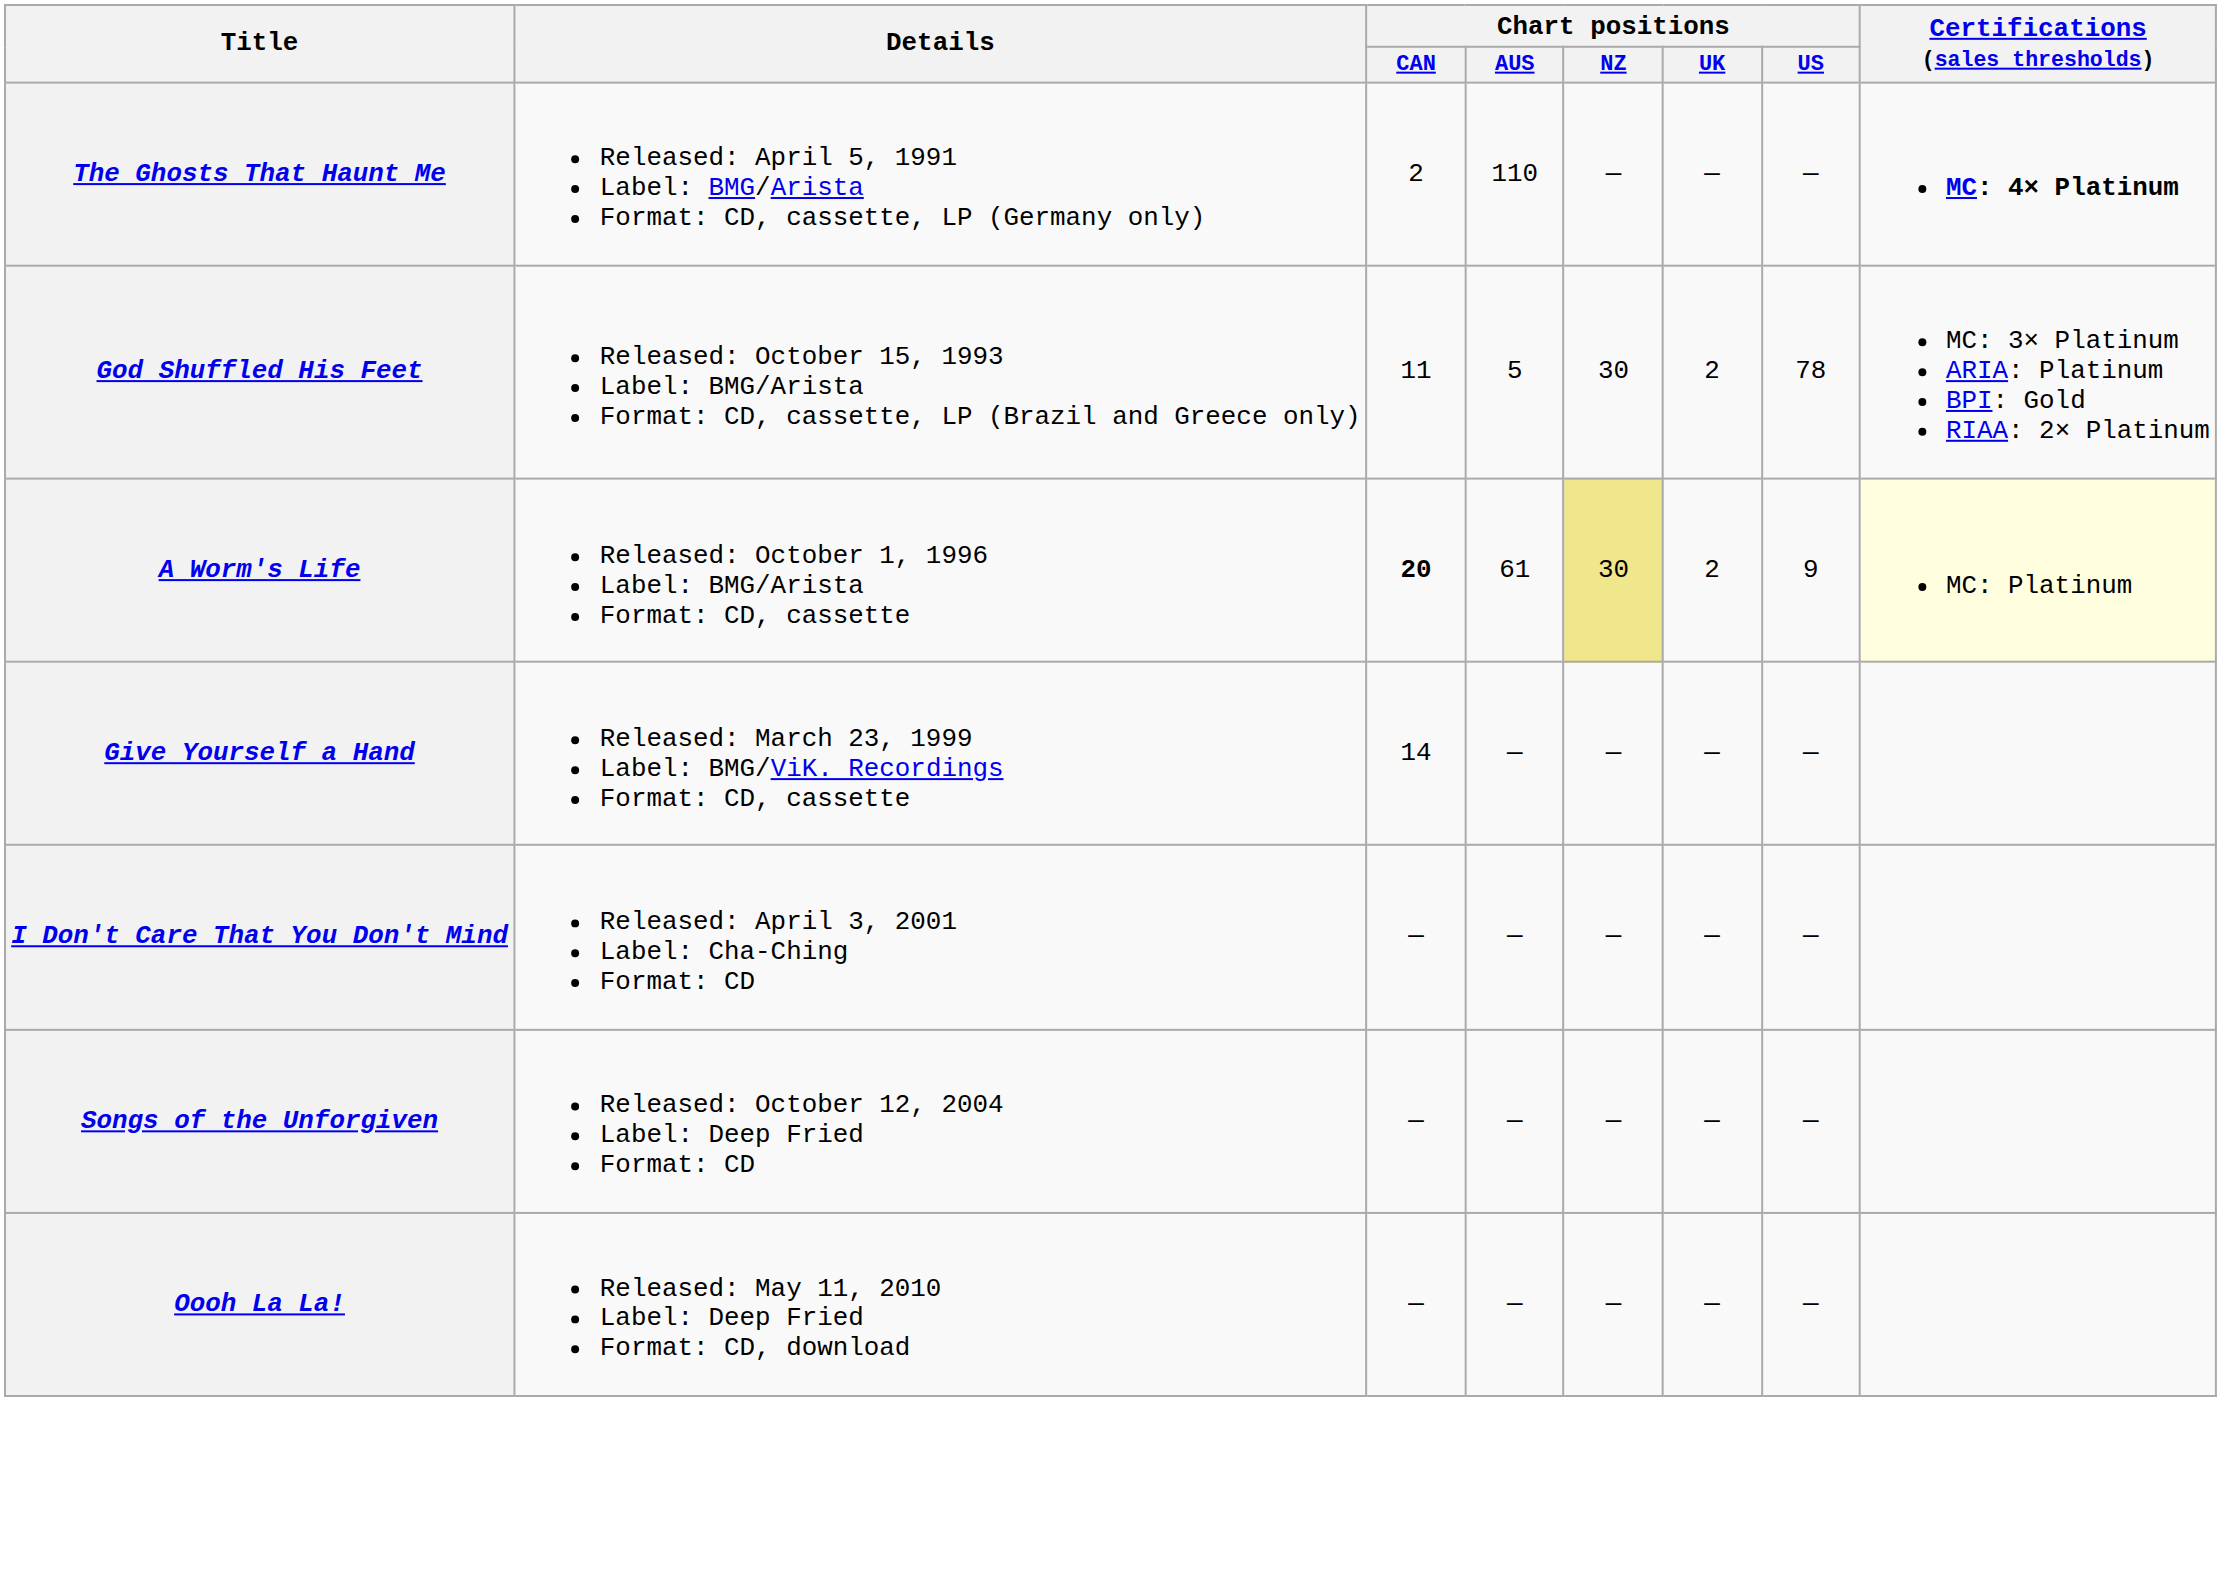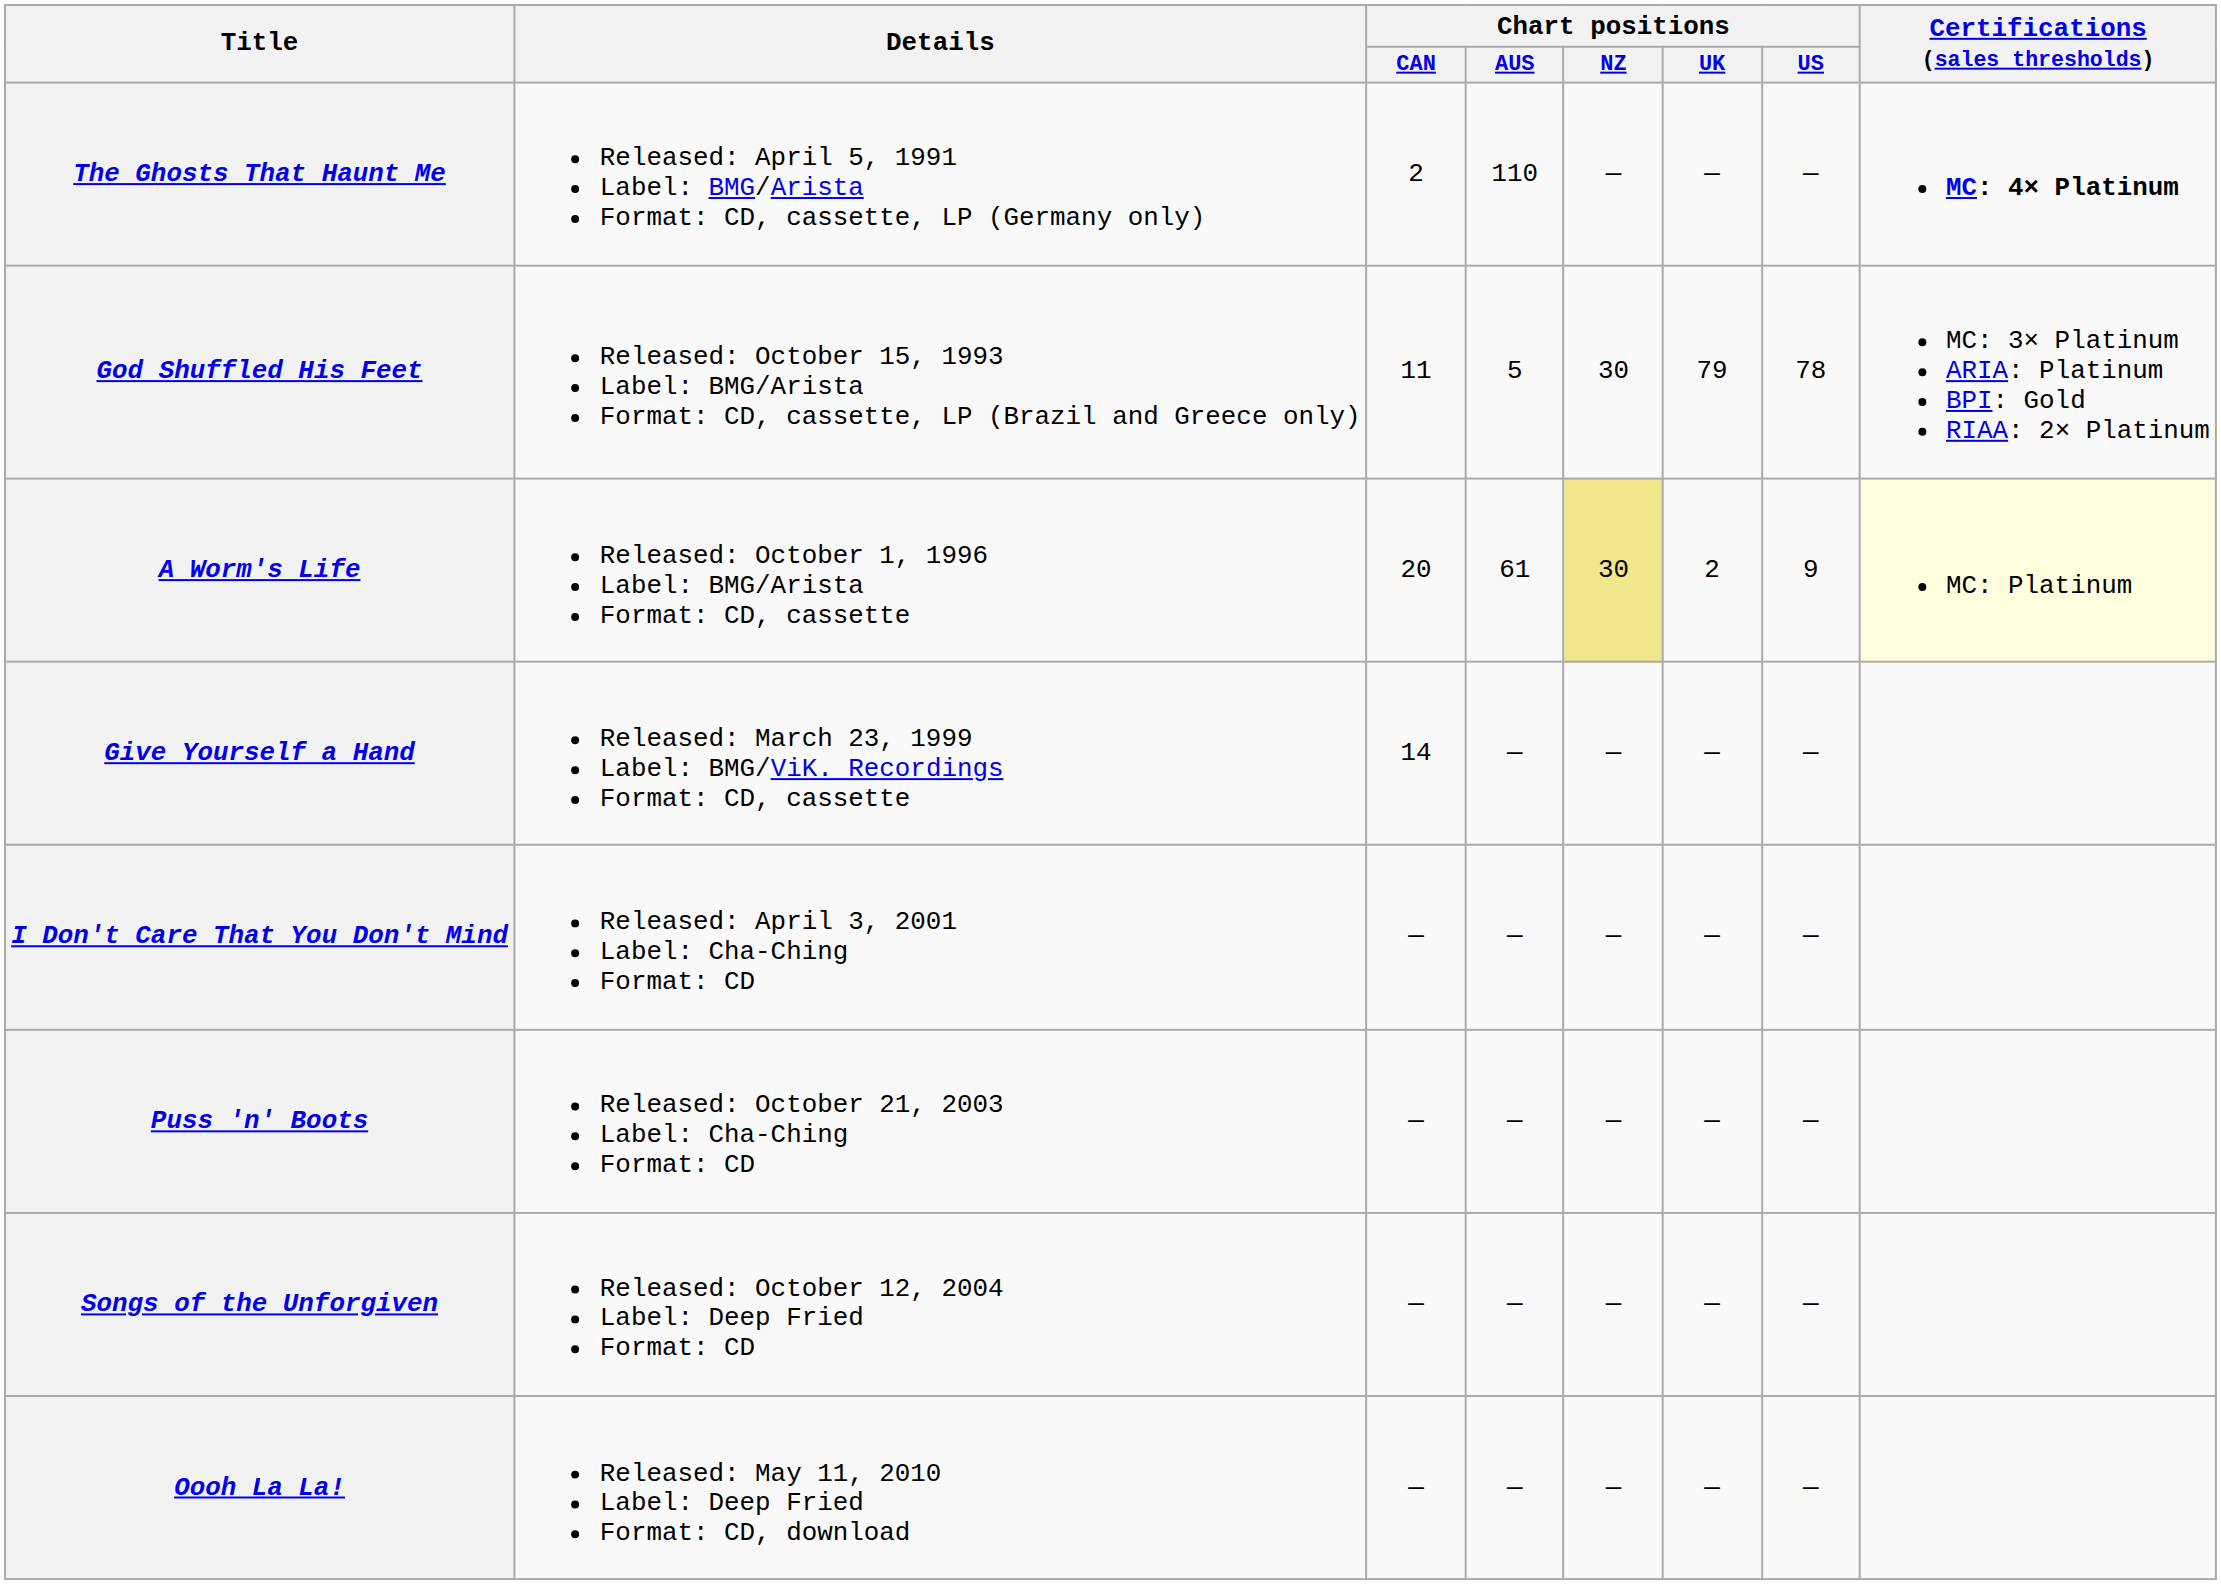(1712, 372) 2 -> (1712, 372) 79
(1416, 570) bold -> (1416, 570) normal
+ row: (260, 1121)
